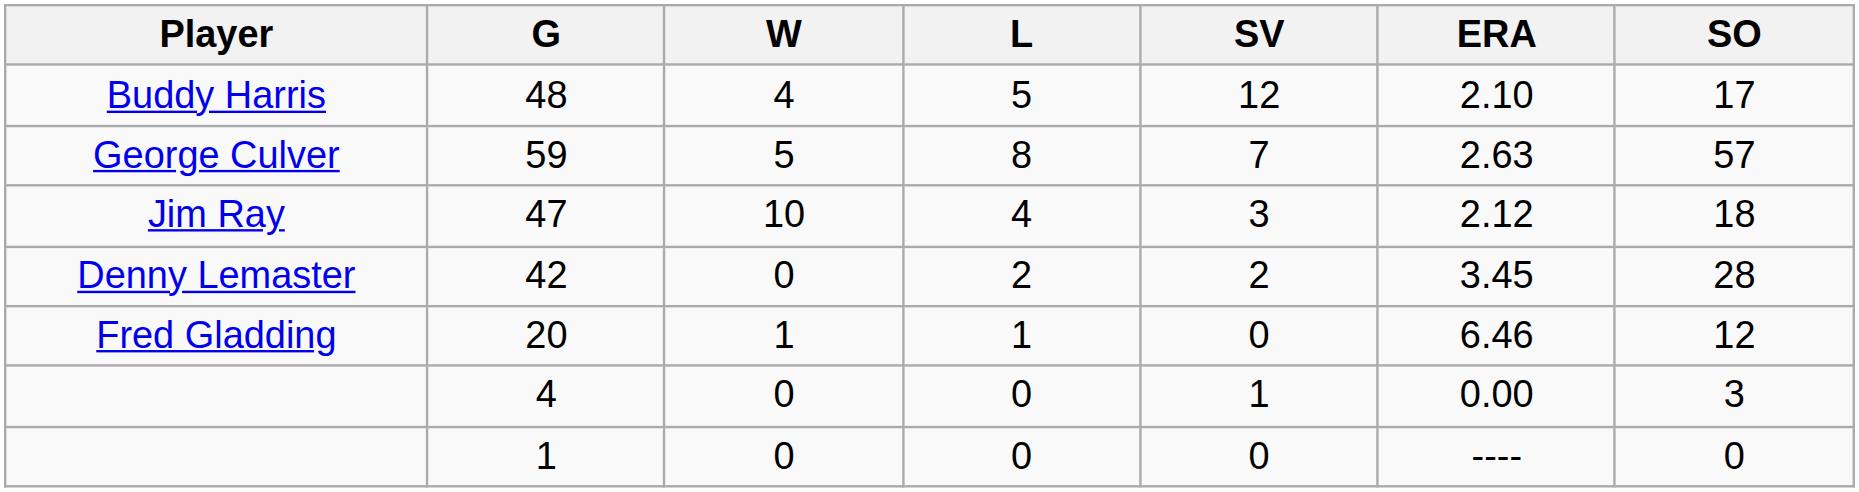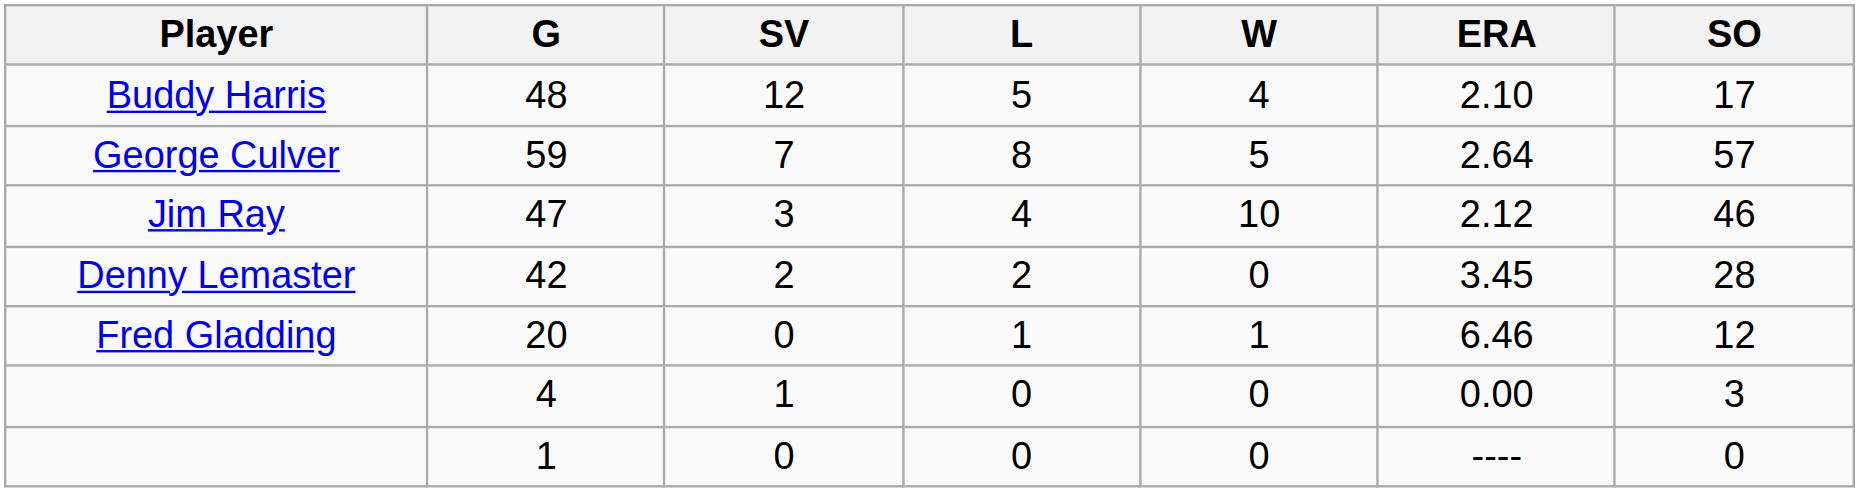columns swapped: (784, 34) <-> (1259, 34)
(1497, 154) 2.63 -> (1497, 154) 2.64
(1734, 214) 18 -> (1734, 214) 46
